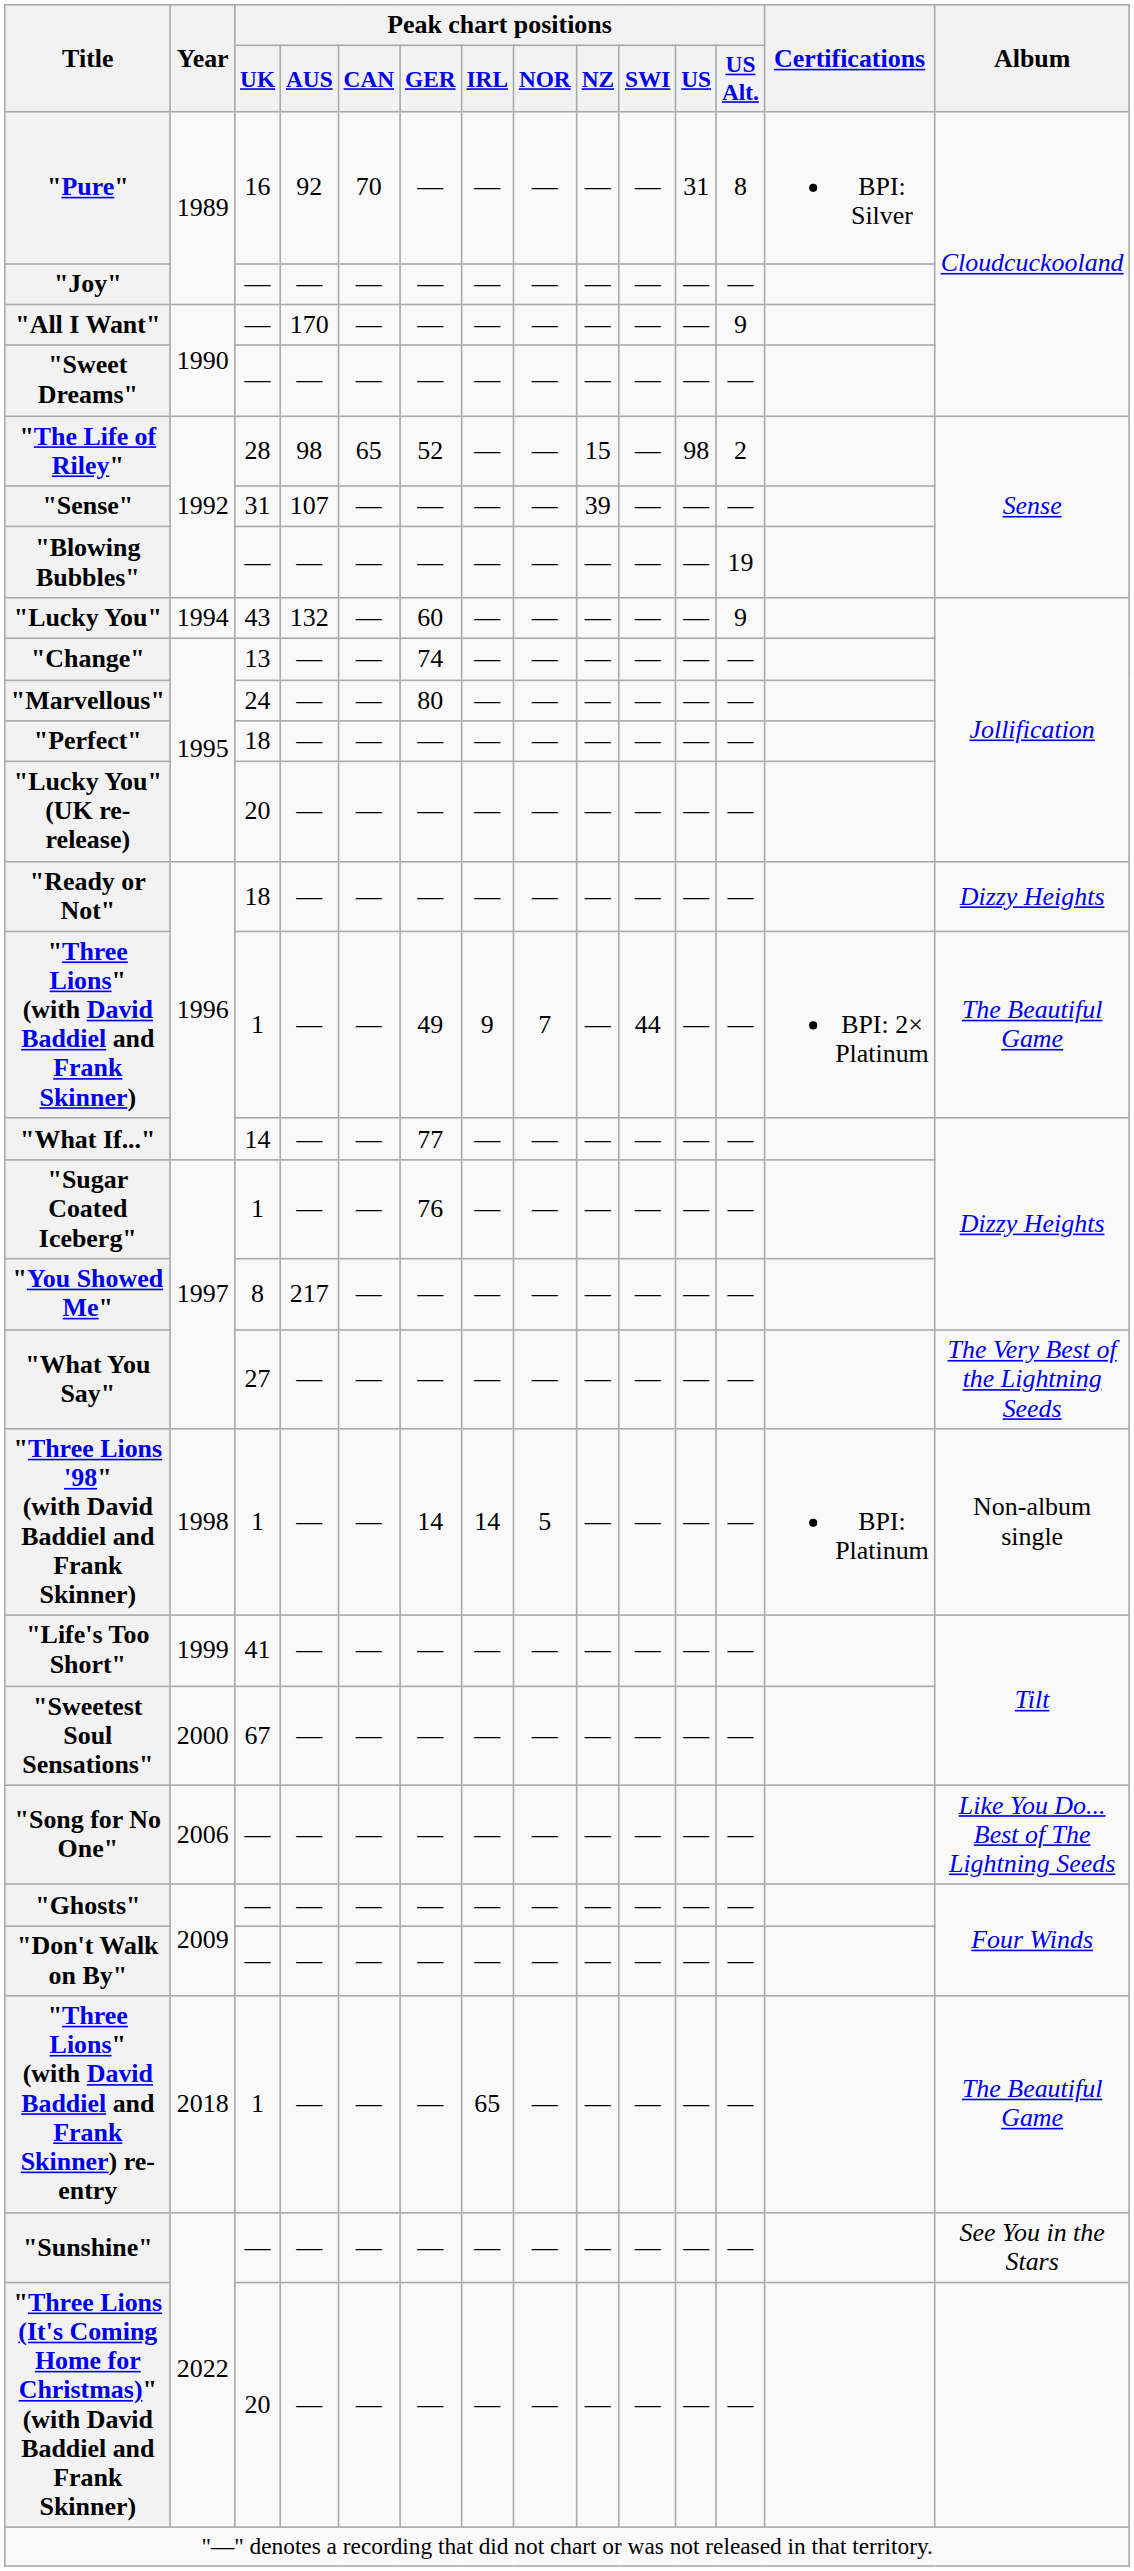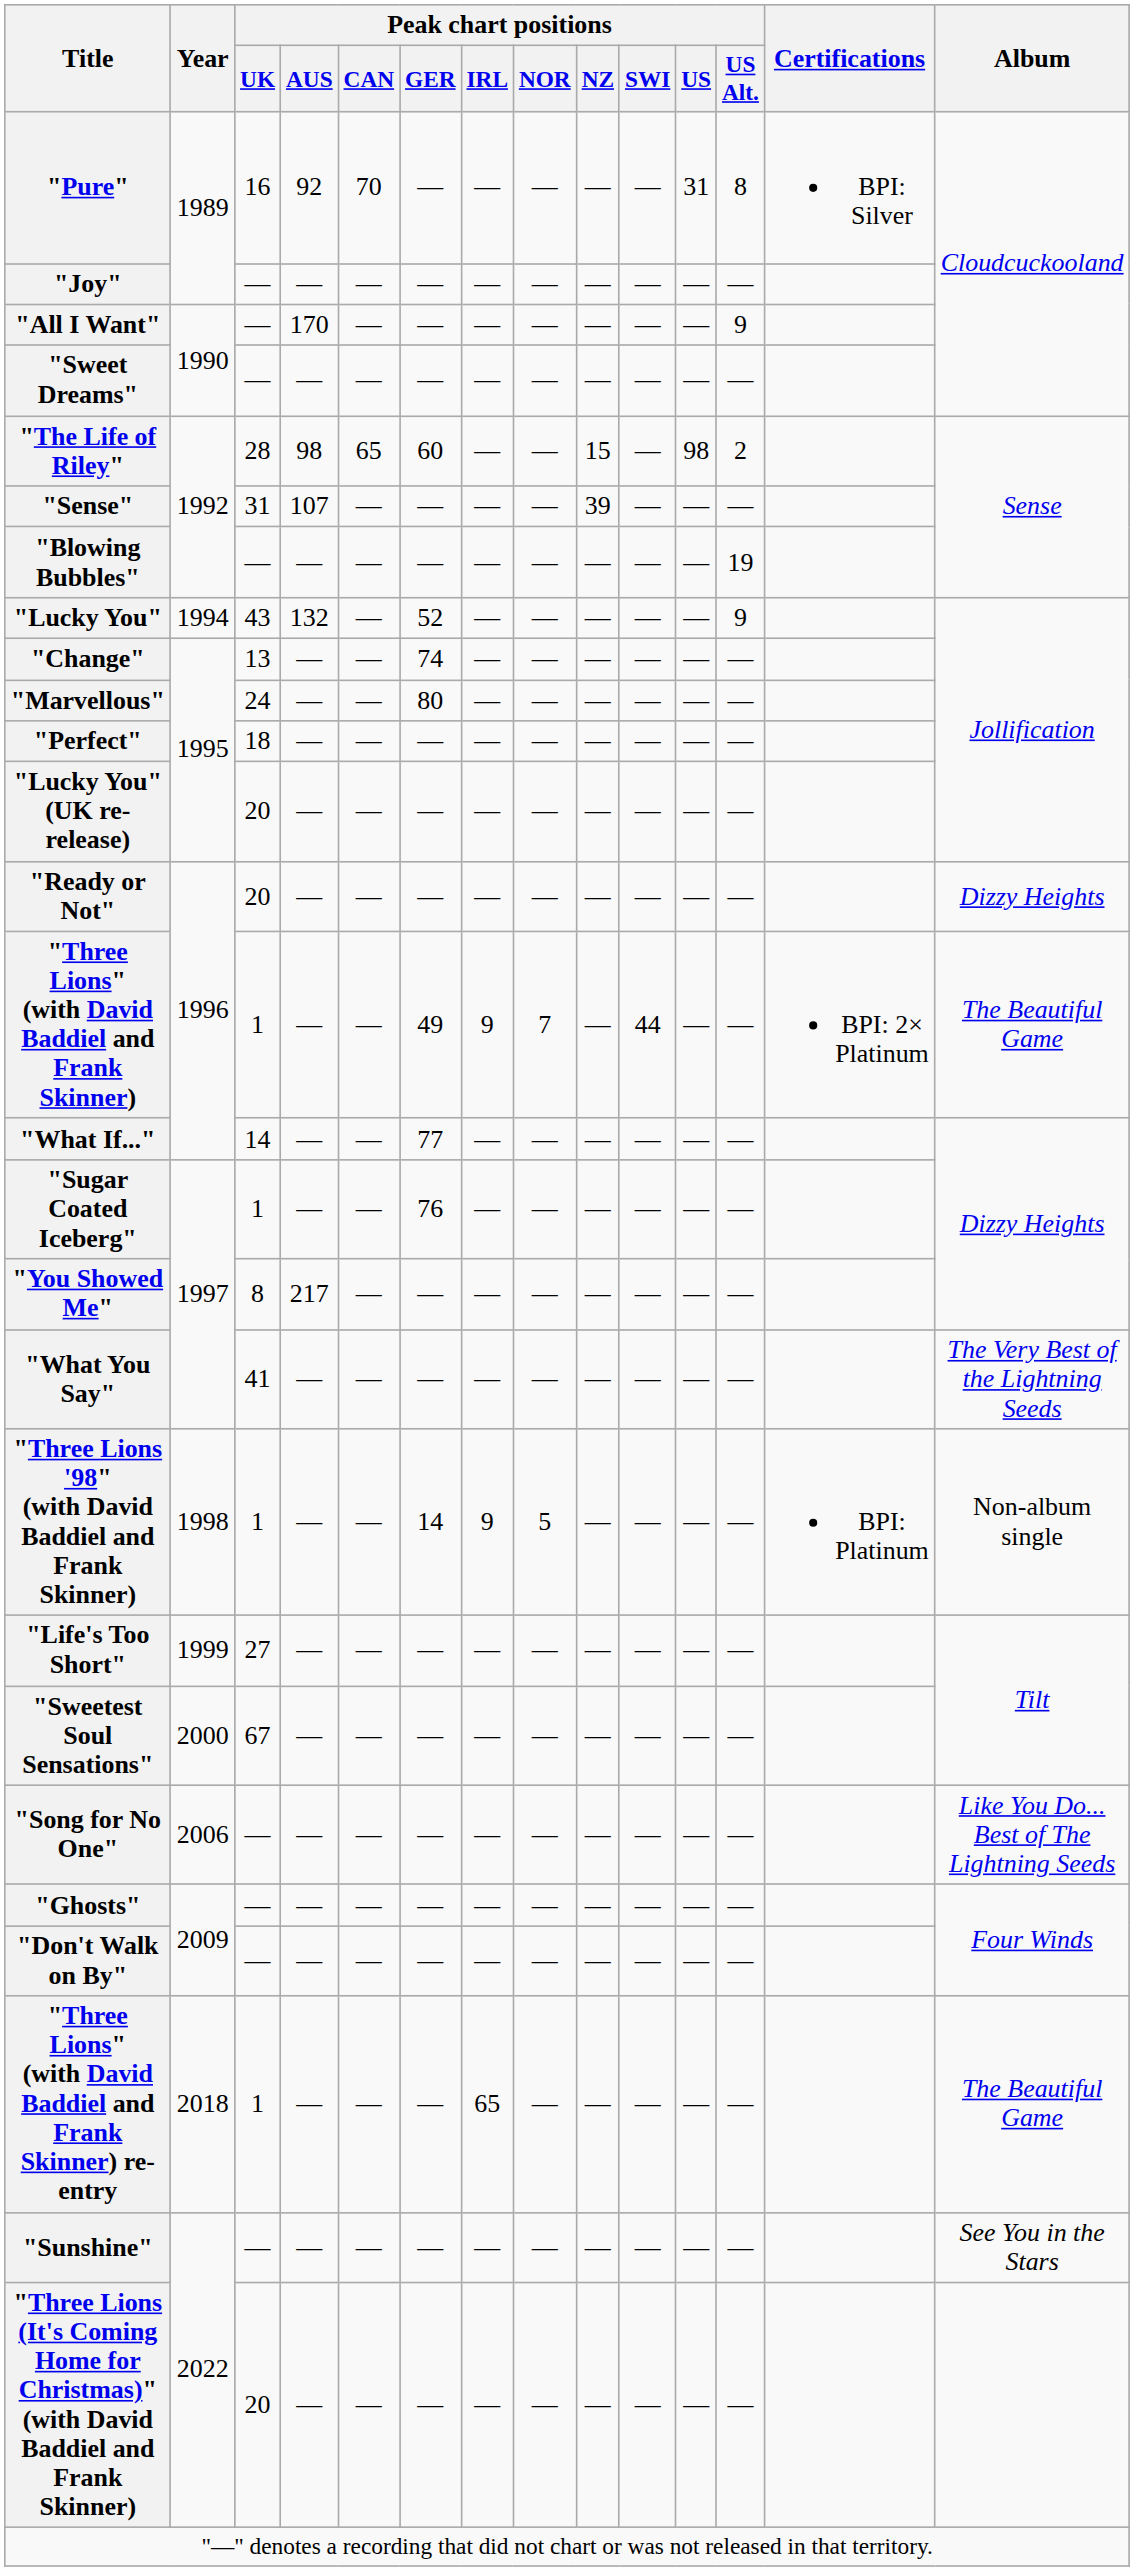(430, 450) 52 -> (430, 450) 60
(430, 617) 60 -> (430, 617) 52
(258, 896) 18 -> (258, 896) 20
(258, 1378) 27 -> (258, 1378) 41
(487, 1521) 14 -> (487, 1521) 9
(258, 1650) 41 -> (258, 1650) 27
